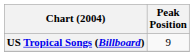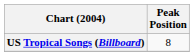(168, 42) 9 -> (168, 42) 8
